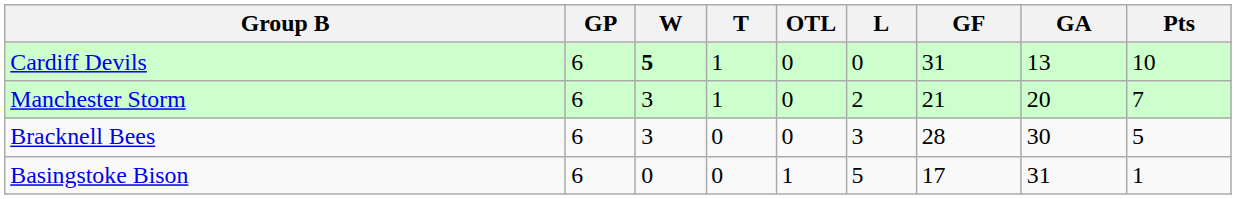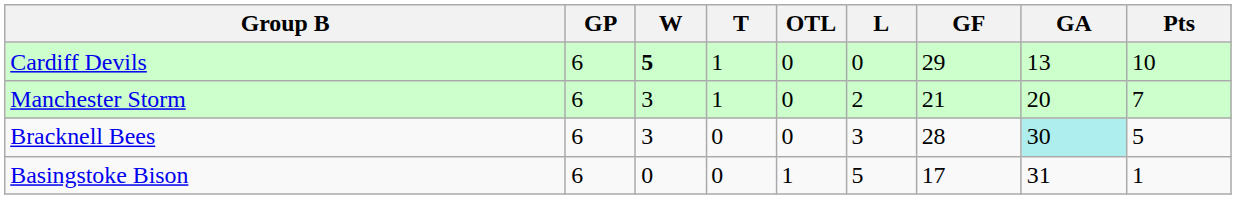(934, 61) 31 -> (934, 61) 29
(1039, 136) no background -> (1039, 136) paleturquoise background
